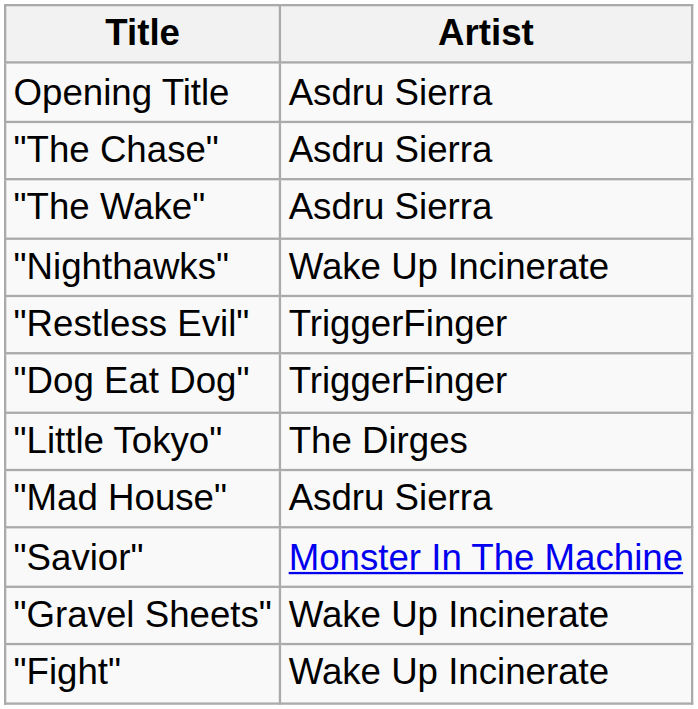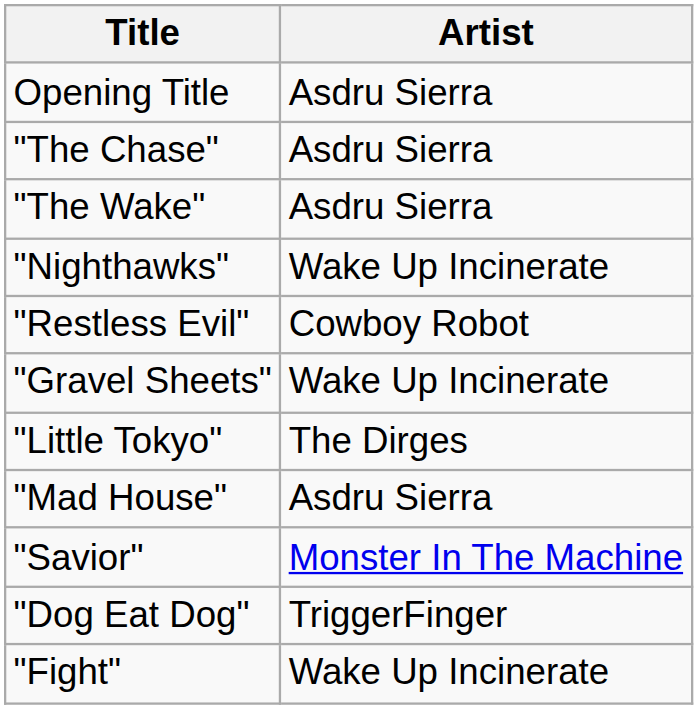(398, 324) TriggerFinger -> (409, 324) Cowboy Robot
rows swapped: (131, 382) <-> (143, 614)
